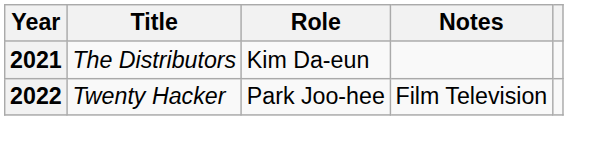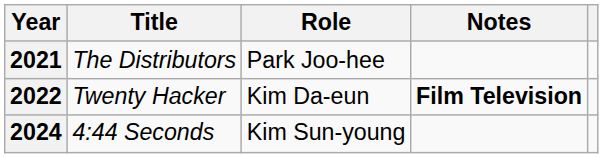(308, 59) Kim Da-eun -> (316, 59) Park Joo-hee
(316, 96) Park Joo-hee -> (308, 96) Kim Da-eun
(471, 96) normal -> (499, 96) bold
+ row: (36, 133)
